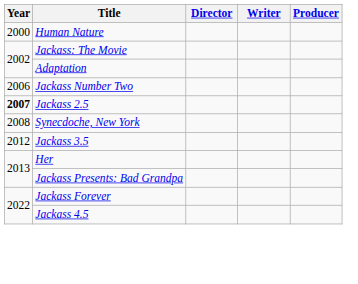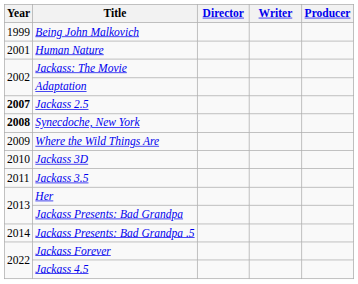+ row: (87, 31)
(19, 31) 2000 -> (19, 50) 2001
- row: (84, 86)
(19, 123) normal -> (19, 123) bold
+ row: (97, 141)
+ row: (62, 159)
(19, 141) 2012 -> (18, 178) 2011
+ row: (115, 232)
